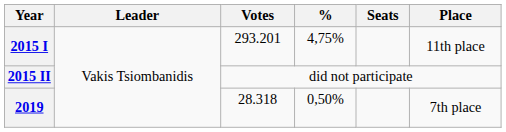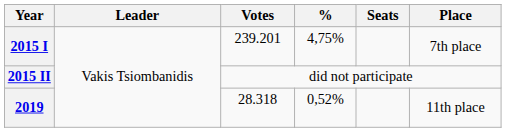(258, 38) 293.201 -> (258, 38) 239.201
(456, 46) 11th place -> (456, 46) 7th place
(325, 99) 0,50% -> (325, 99) 0,52%
(456, 107) 7th place -> (456, 107) 11th place
